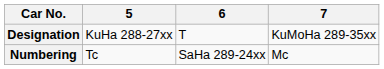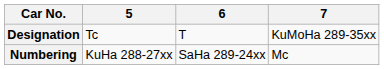(129, 34) KuHa 288-27xx -> (92, 34) Tc
(92, 54) Tc -> (129, 54) KuHa 288-27xx
